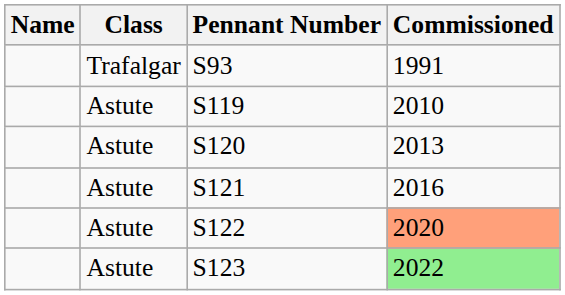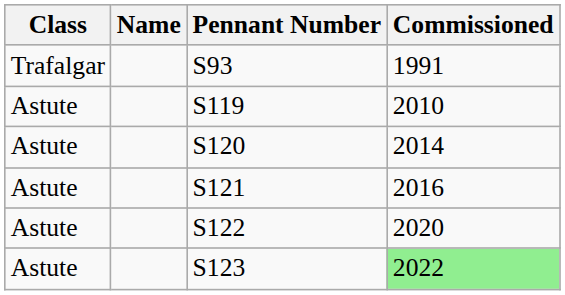columns swapped: (43, 24) <-> (134, 24)
(418, 146) 2013 -> (418, 146) 2014
(418, 227) lightsalmon background -> (418, 227) no background
